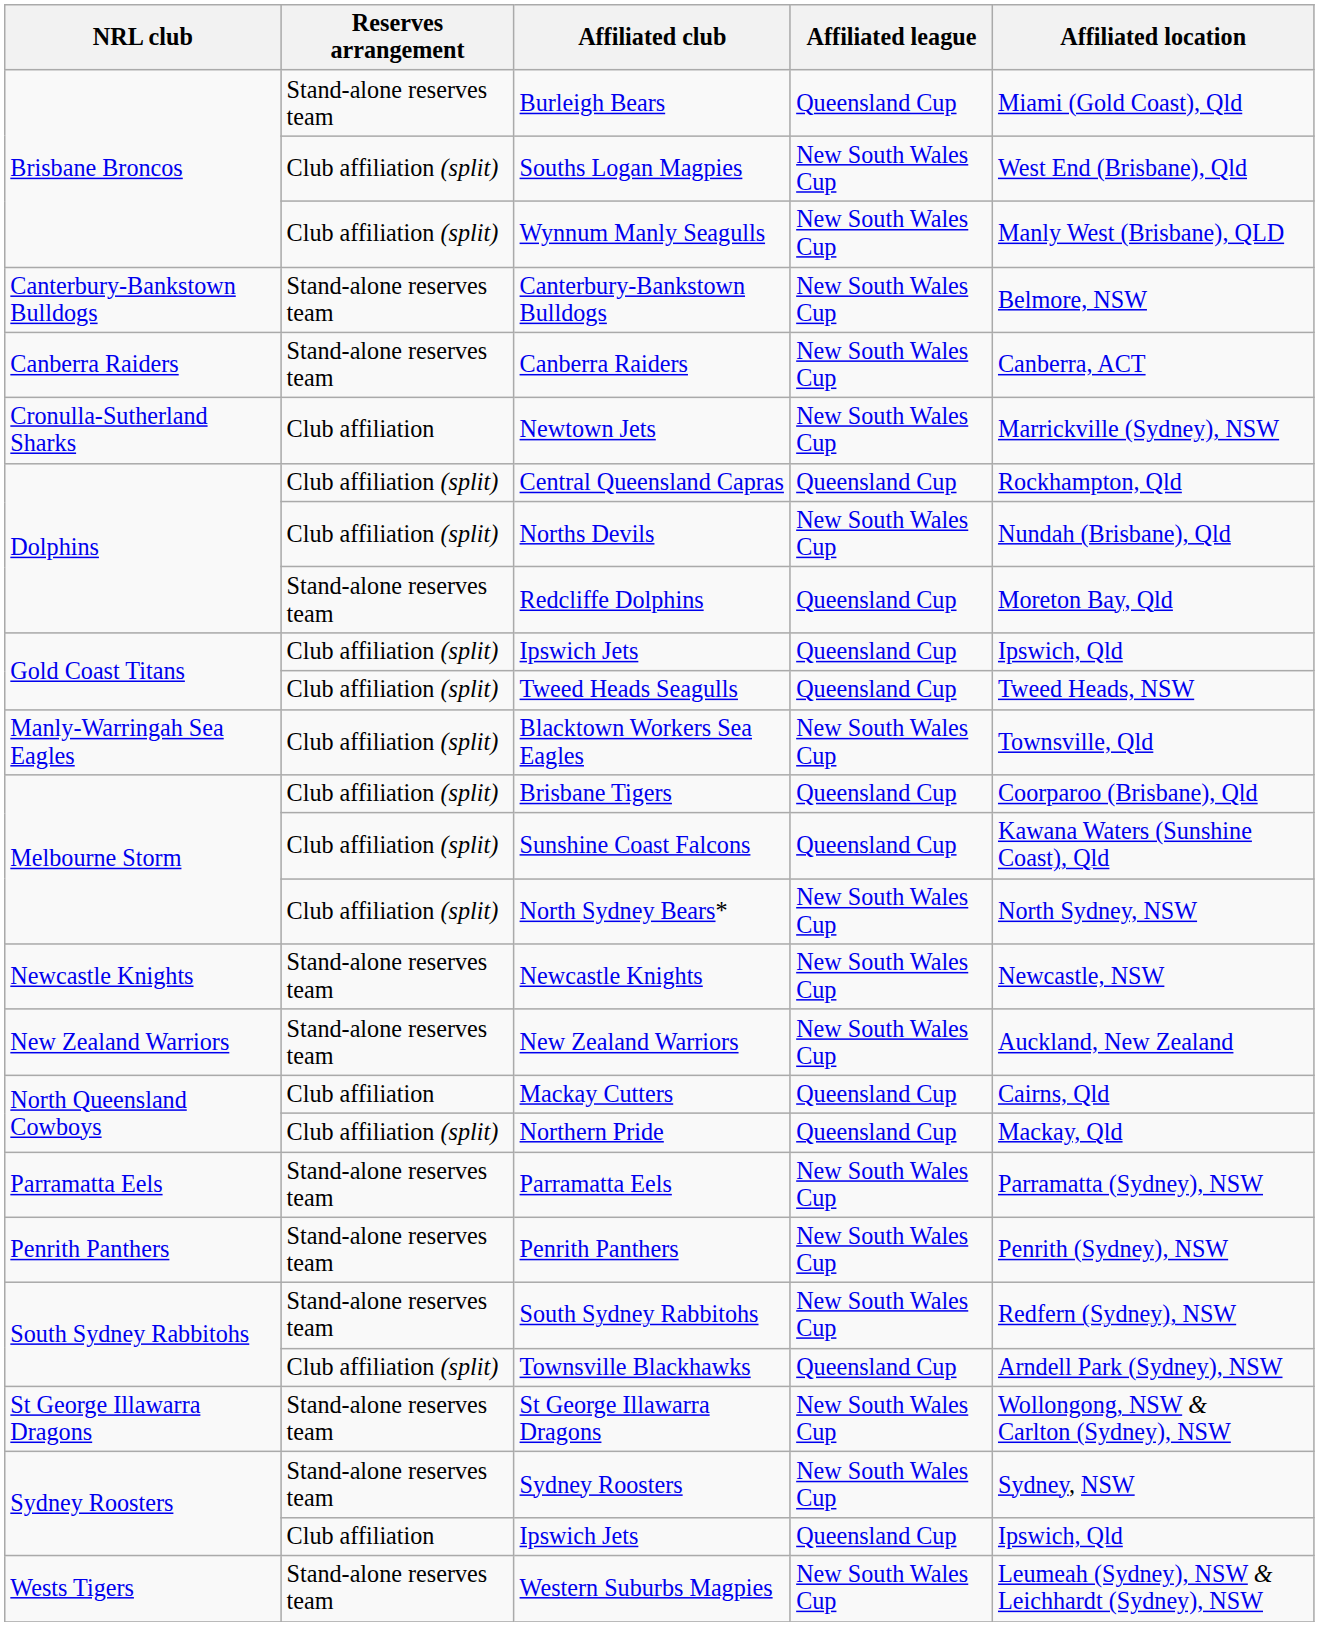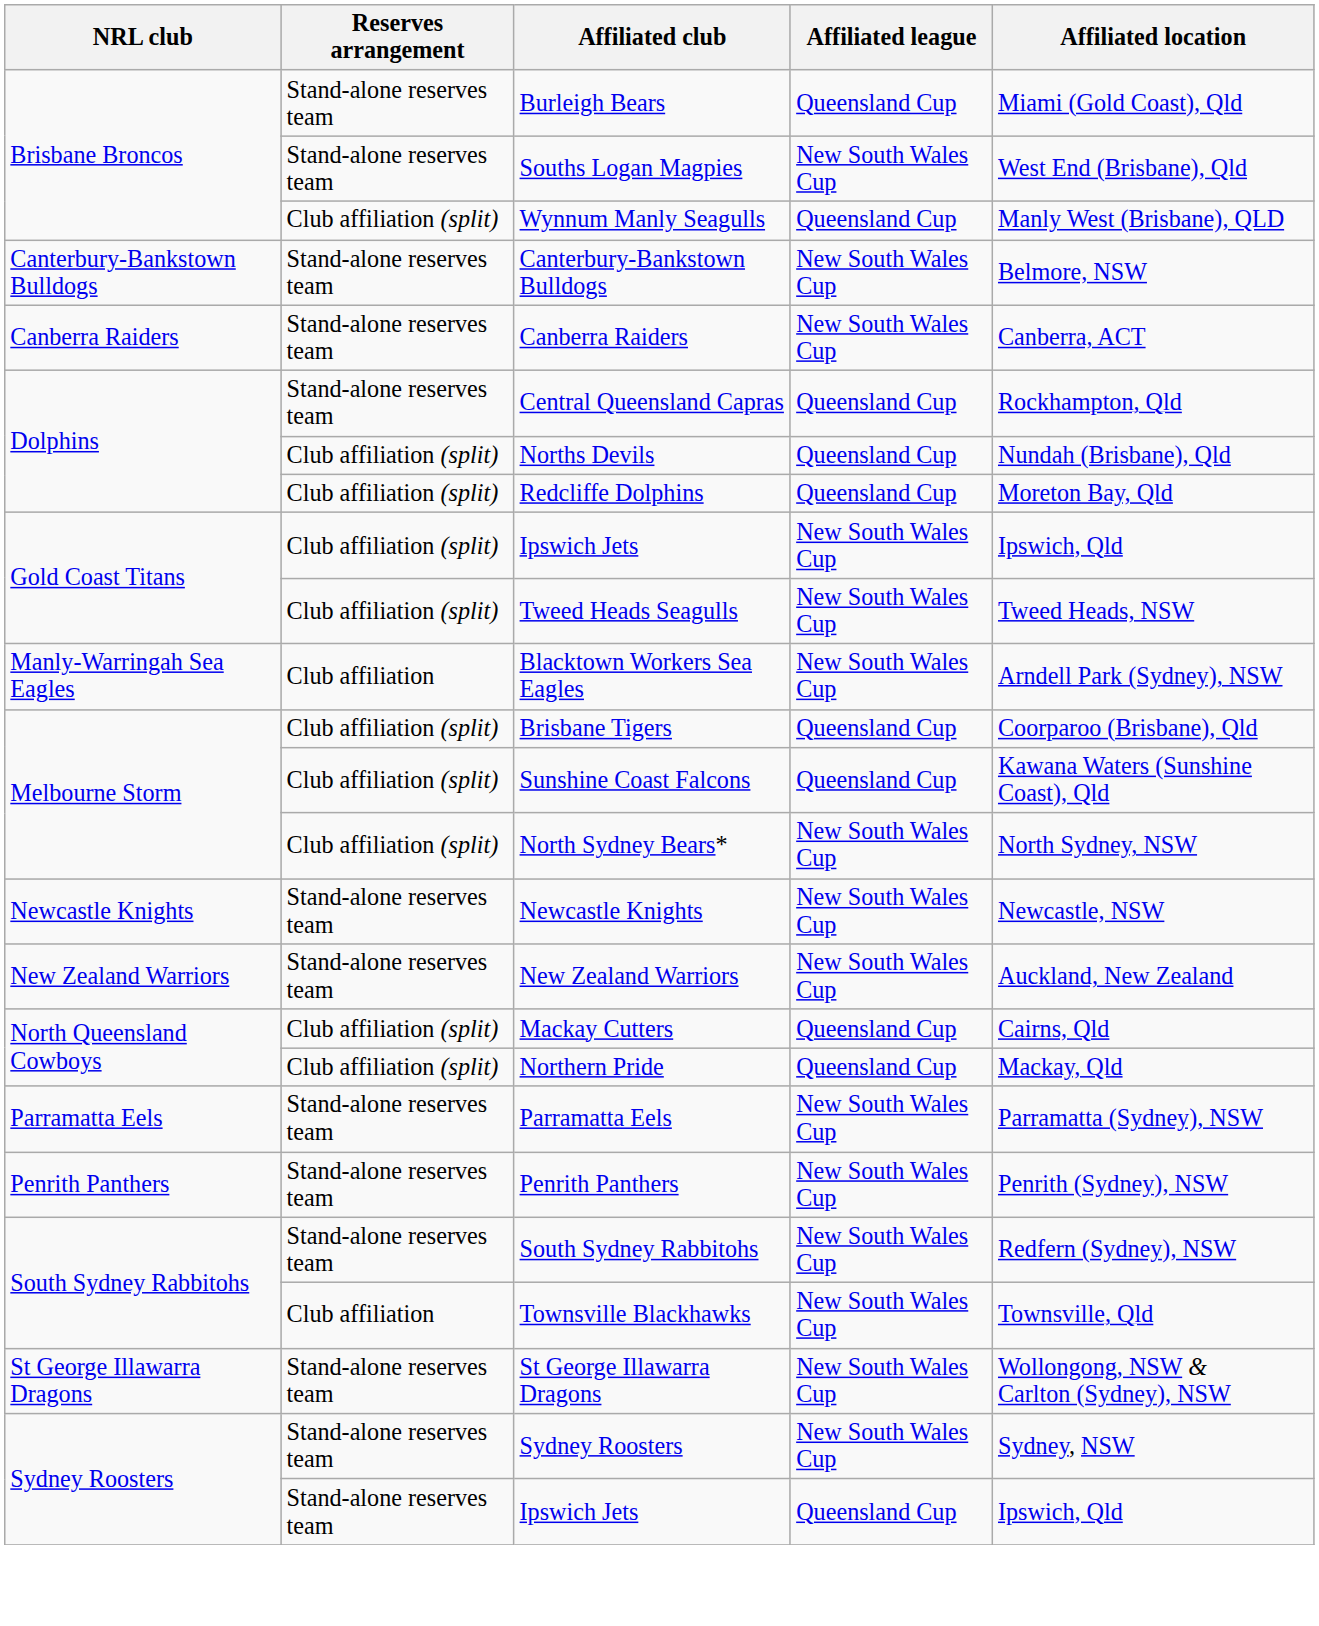(392, 168) Club affiliation (split) -> (387, 168) Stand-alone reserves team
(882, 233) New South Wales Cup -> (876, 220) Queensland Cup
- row: (109, 430)
(392, 482) Club affiliation (split) -> (387, 403) Stand-alone reserves team
(882, 534) New South Wales Cup -> (876, 454) Queensland Cup
(387, 599) Stand-alone reserves team -> (392, 493) Club affiliation (split)
(876, 651) Queensland Cup -> (882, 545) New South Wales Cup
(876, 689) Queensland Cup -> (882, 610) New South Wales Cup
(392, 741) Club affiliation (split) -> (360, 676) Club affiliation
(1076, 741) Townsville, Qld -> (1140, 676) Arndell Park (Sydney), NSW
(360, 1093) Club affiliation -> (392, 1028) Club affiliation (split)
(392, 1366) Club affiliation (split) -> (360, 1315) Club affiliation
(876, 1366) Queensland Cup -> (882, 1315) New South Wales Cup
(1140, 1366) Arndell Park (Sydney), NSW -> (1076, 1315) Townsville, Qld
(360, 1536) Club affiliation -> (387, 1511) Stand-alone reserves team
- row: (72, 1588)
